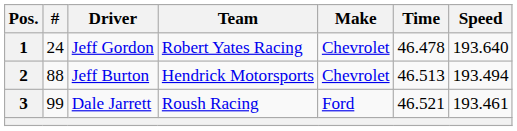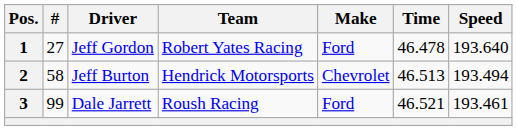(55, 47) 24 -> (55, 47) 27
(356, 47) Chevrolet -> (338, 47) Ford
(55, 75) 88 -> (55, 75) 58
